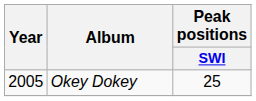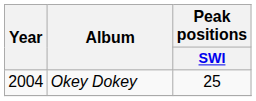(26, 82) 2005 -> (26, 82) 2004
